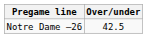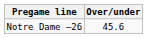(113, 26) 42.5 -> (113, 26) 45.6
